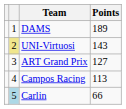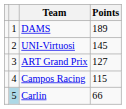(14, 45) khaki background -> (14, 45) no background
(100, 45) 143 -> (100, 45) 145
(100, 78) 113 -> (100, 78) 115
